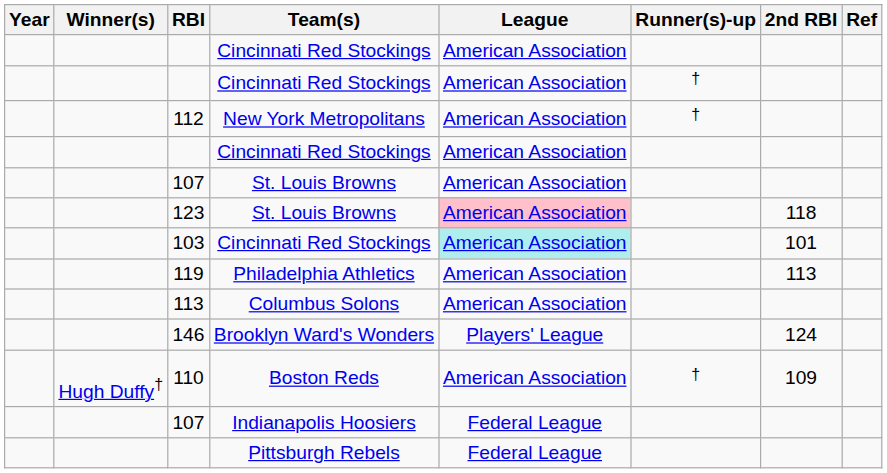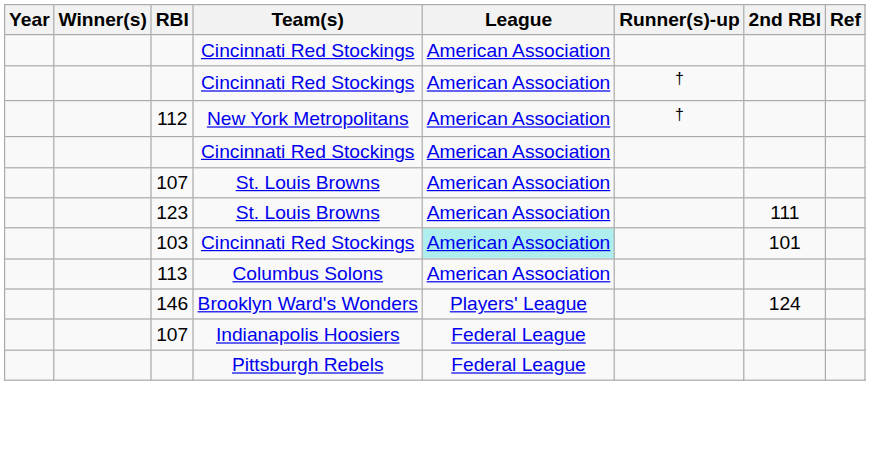(535, 212) pink background -> (518, 212) no background
(801, 212) 118 -> (785, 212) 111
- row: (188, 273)
- row: (188, 378)
